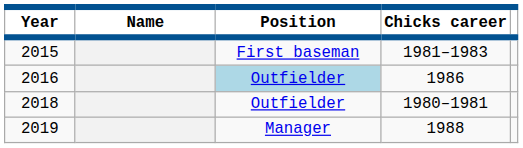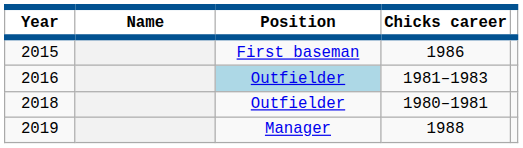(445, 53) 1981–1983 -> (445, 53) 1986
(445, 78) 1986 -> (445, 78) 1981–1983
